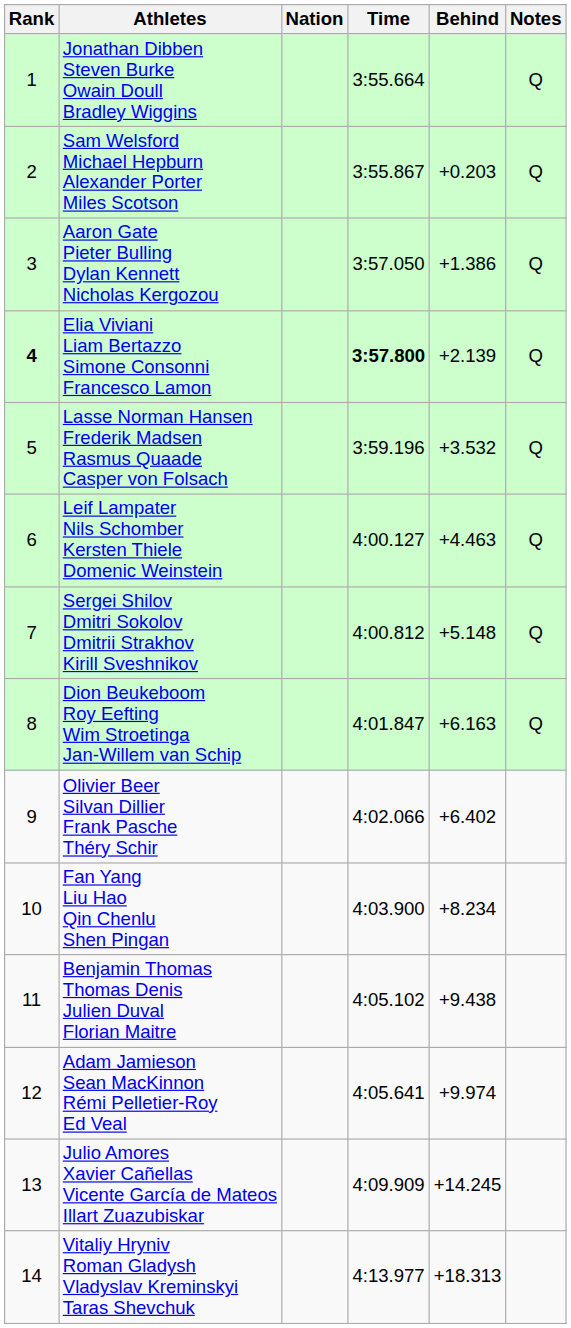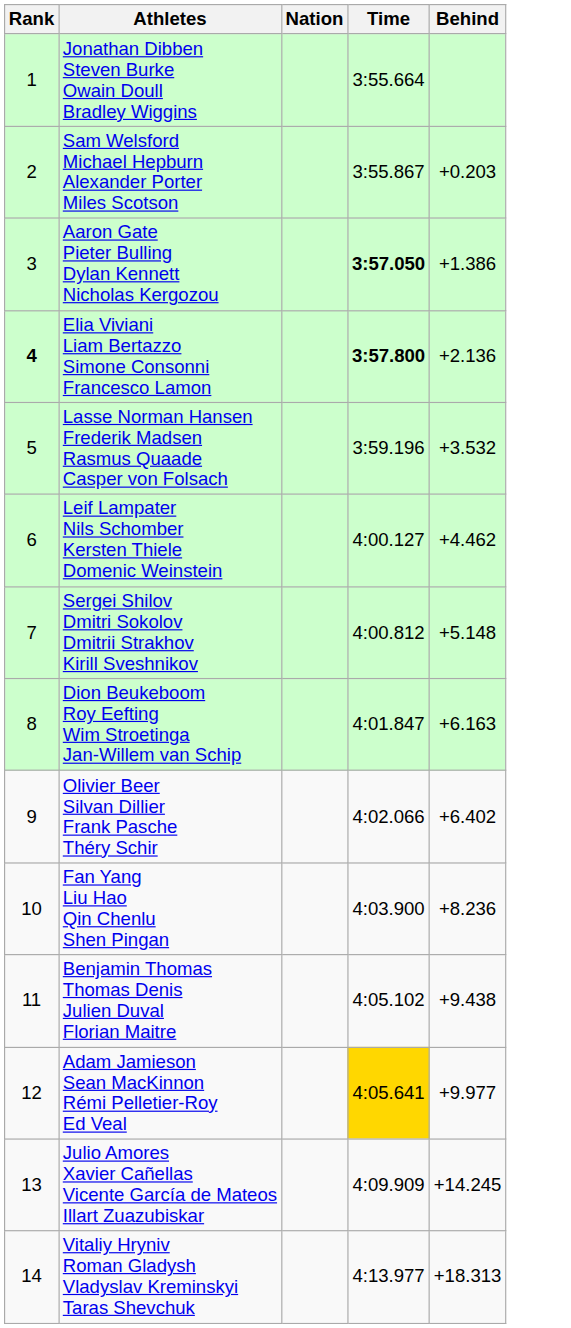- column: (536, 19)
(389, 264) normal -> (389, 264) bold
(468, 356) +2.139 -> (468, 356) +2.136
(468, 540) +4.463 -> (468, 540) +4.462
(468, 908) +8.234 -> (468, 908) +8.236
(389, 1092) no background -> (389, 1092) gold background
(468, 1092) +9.974 -> (468, 1092) +9.977
